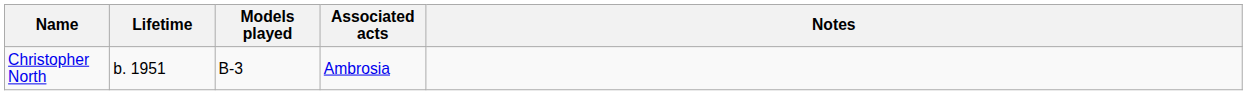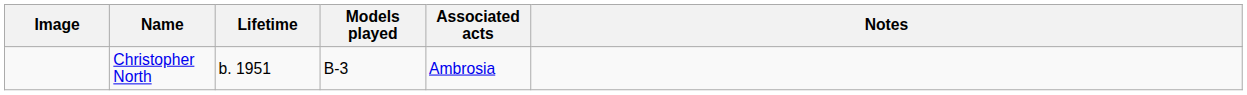+ column: (57, 25)
